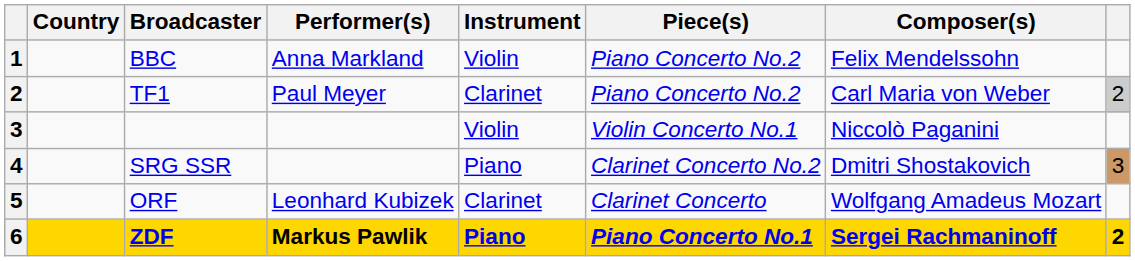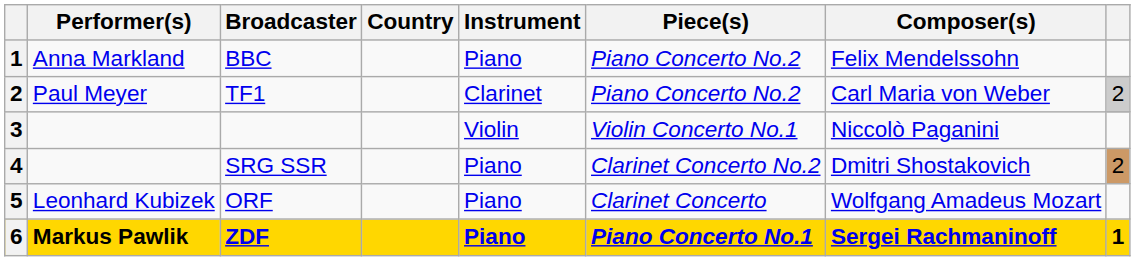columns swapped: (76, 22) <-> (363, 22)
(491, 58) Violin -> (493, 58) Piano
(1118, 165) 3 -> (1118, 165) 2
(503, 201) Clarinet -> (493, 201) Piano
(1118, 237) 2 -> (1118, 237) 1
